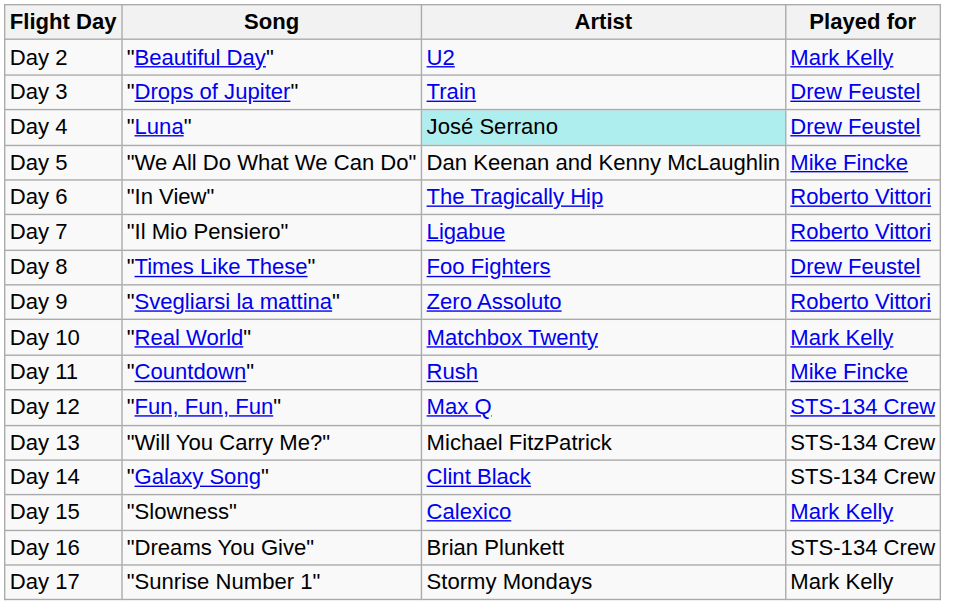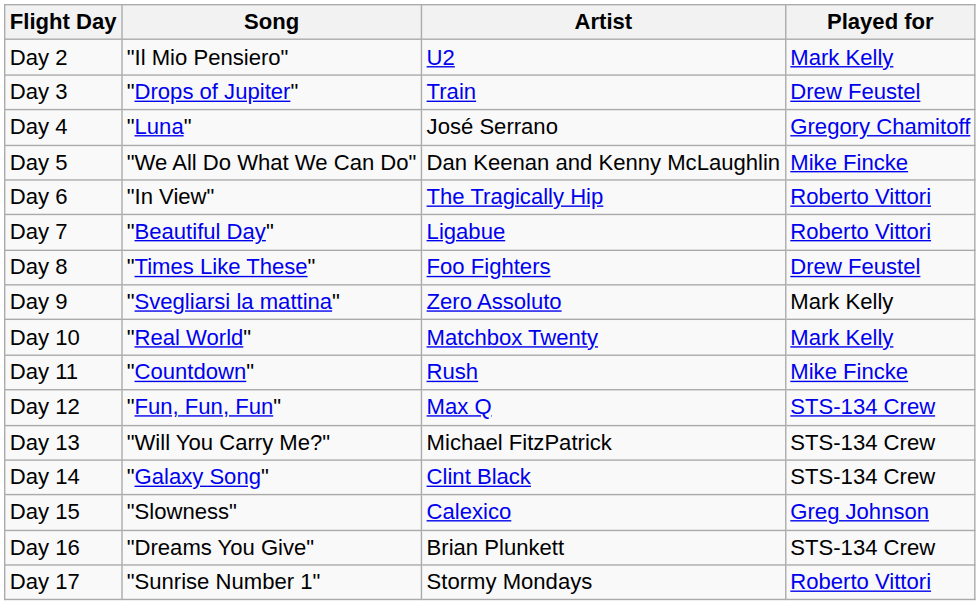(200, 57) "Beautiful Day" -> (208, 57) "Il Mio Pensiero"
(492, 127) paleturquoise background -> (492, 127) no background
(855, 127) Drew Feustel -> (880, 127) Gregory Chamitoff
(208, 232) "Il Mio Pensiero" -> (200, 232) "Beautiful Day"
(861, 302) Roberto Vittori -> (842, 302) Mark Kelly
(842, 512) Mark Kelly -> (860, 512) Greg Johnson
(842, 582) Mark Kelly -> (861, 582) Roberto Vittori
